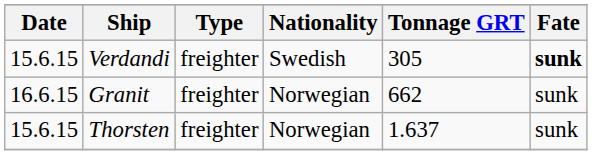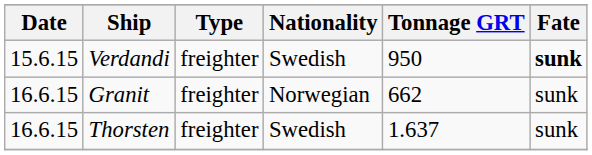(405, 58) 305 -> (405, 58) 950
(44, 130) 15.6.15 -> (44, 130) 16.6.15
(319, 130) Norwegian -> (307, 130) Swedish
